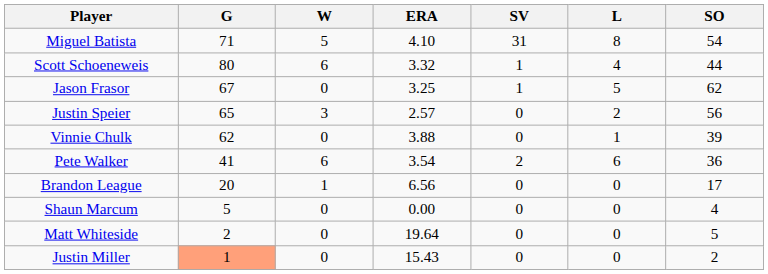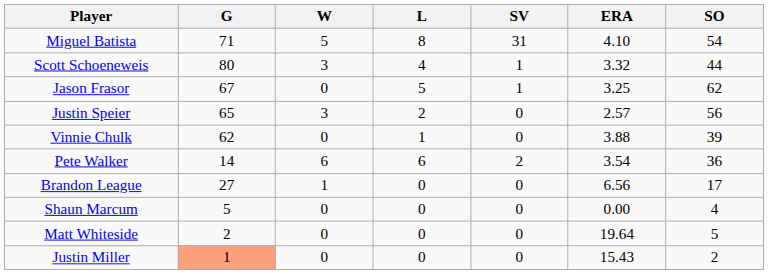columns swapped: (617, 16) <-> (422, 16)
(324, 64) 6 -> (324, 64) 3
(227, 161) 41 -> (227, 161) 14
(227, 185) 20 -> (227, 185) 27
